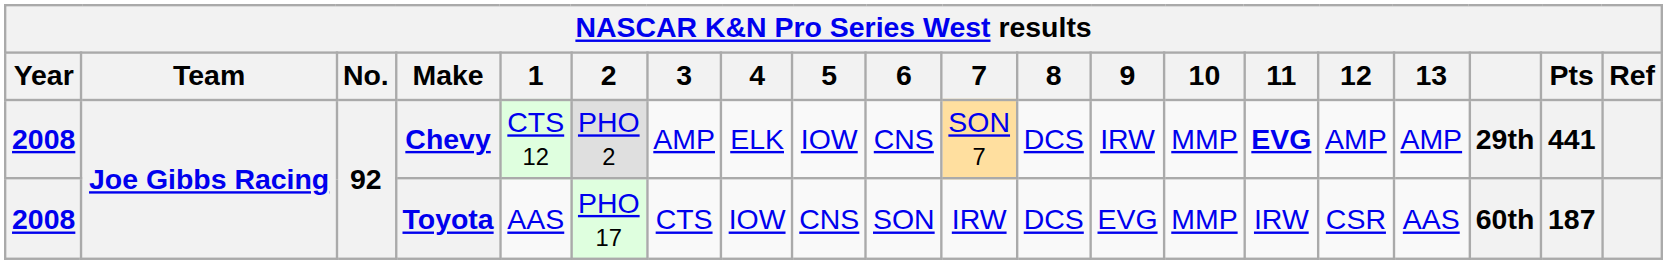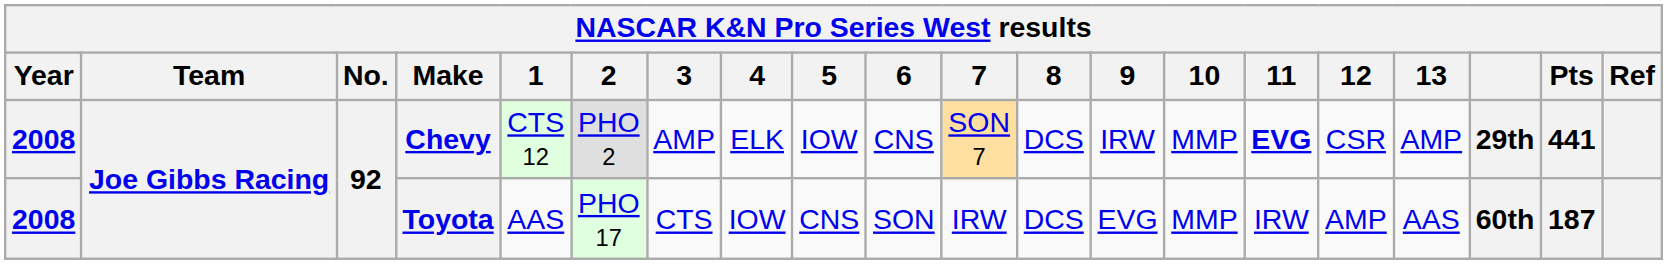(1356, 139) AMP -> (1356, 139) CSR
(1356, 219) CSR -> (1356, 219) AMP
